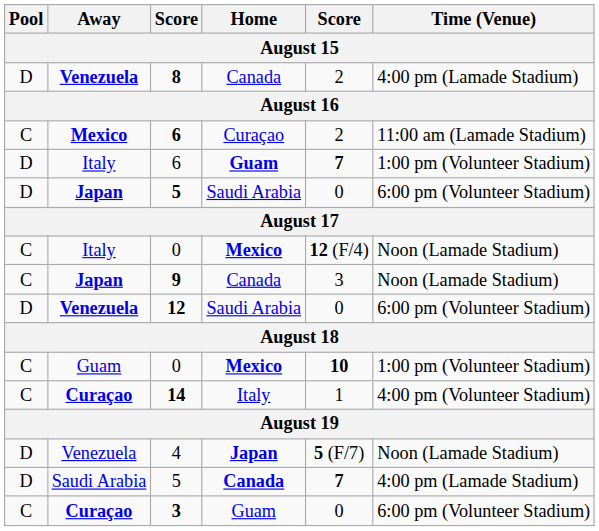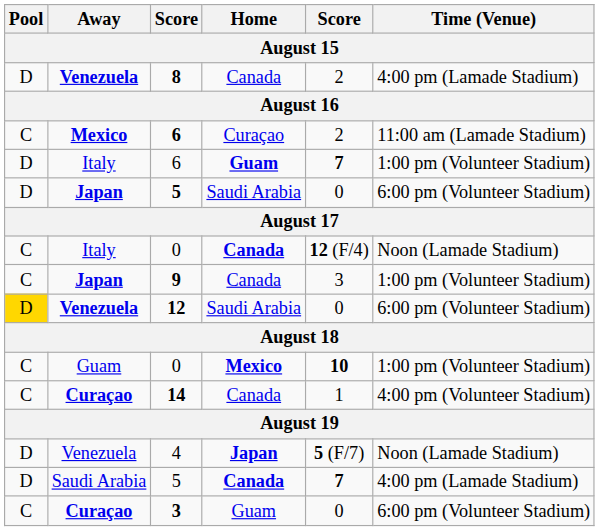(254, 250) Mexico -> (254, 250) Canada
(468, 279) Noon (Lamade Stadium) -> (484, 279) 1:00 pm (Volunteer Stadium)
(26, 308) no background -> (26, 308) gold background
(254, 395) Italy -> (254, 395) Canada
